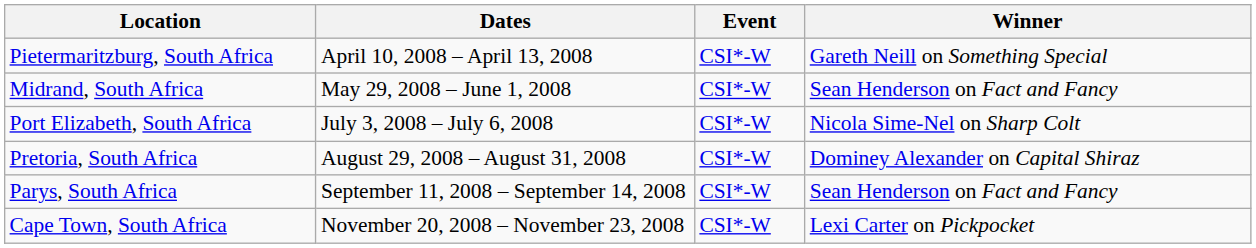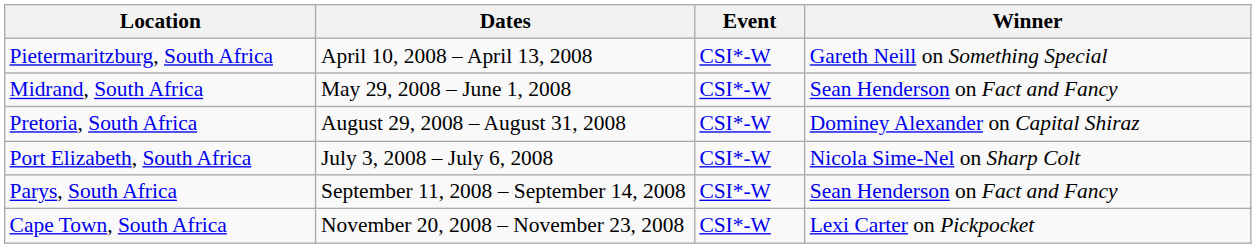rows swapped: (130, 123) <-> (103, 157)
